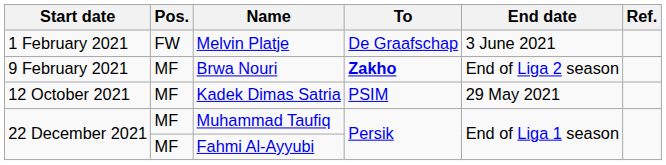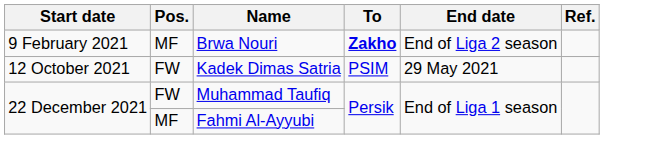- row: (243, 43)
(166, 95) MF -> (167, 69) FW
(166, 120) MF -> (167, 95) FW
